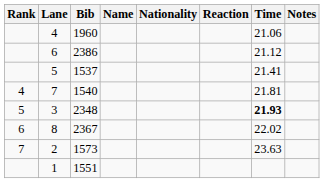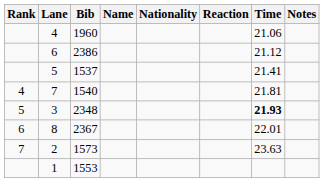(268, 129) 22.02 -> (268, 129) 22.01
(85, 168) 1551 -> (85, 168) 1553
